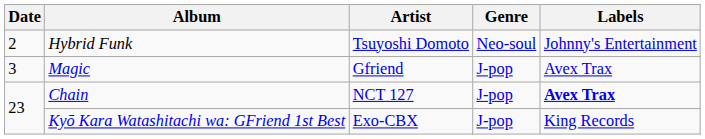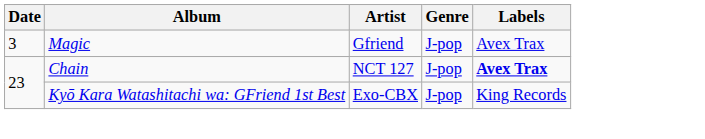- row: (90, 43)
